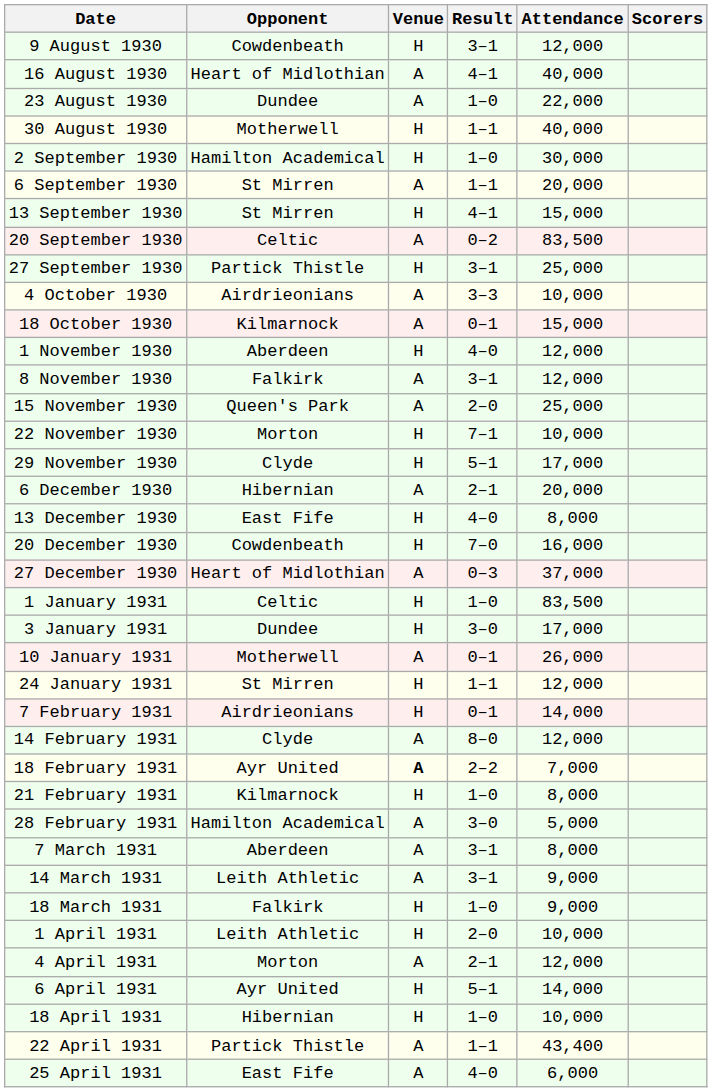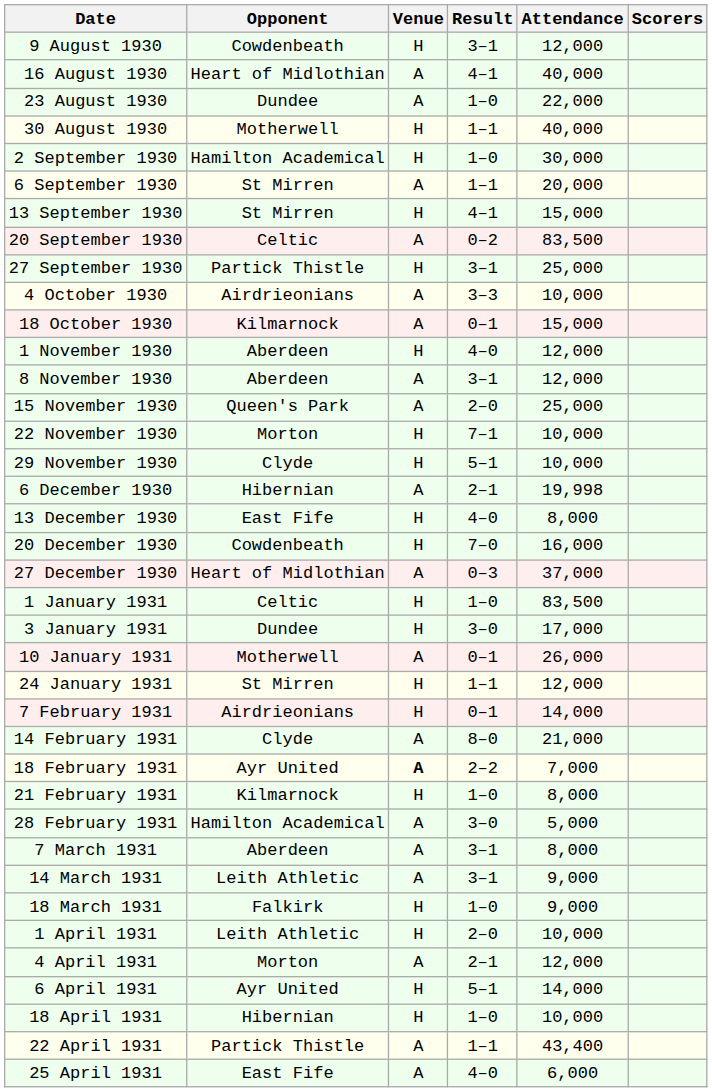(288, 379) Falkirk -> (288, 379) Aberdeen
(573, 463) 17,000 -> (573, 463) 10,000
(573, 490) 20,000 -> (573, 490) 19,998
(573, 740) 12,000 -> (573, 740) 21,000
